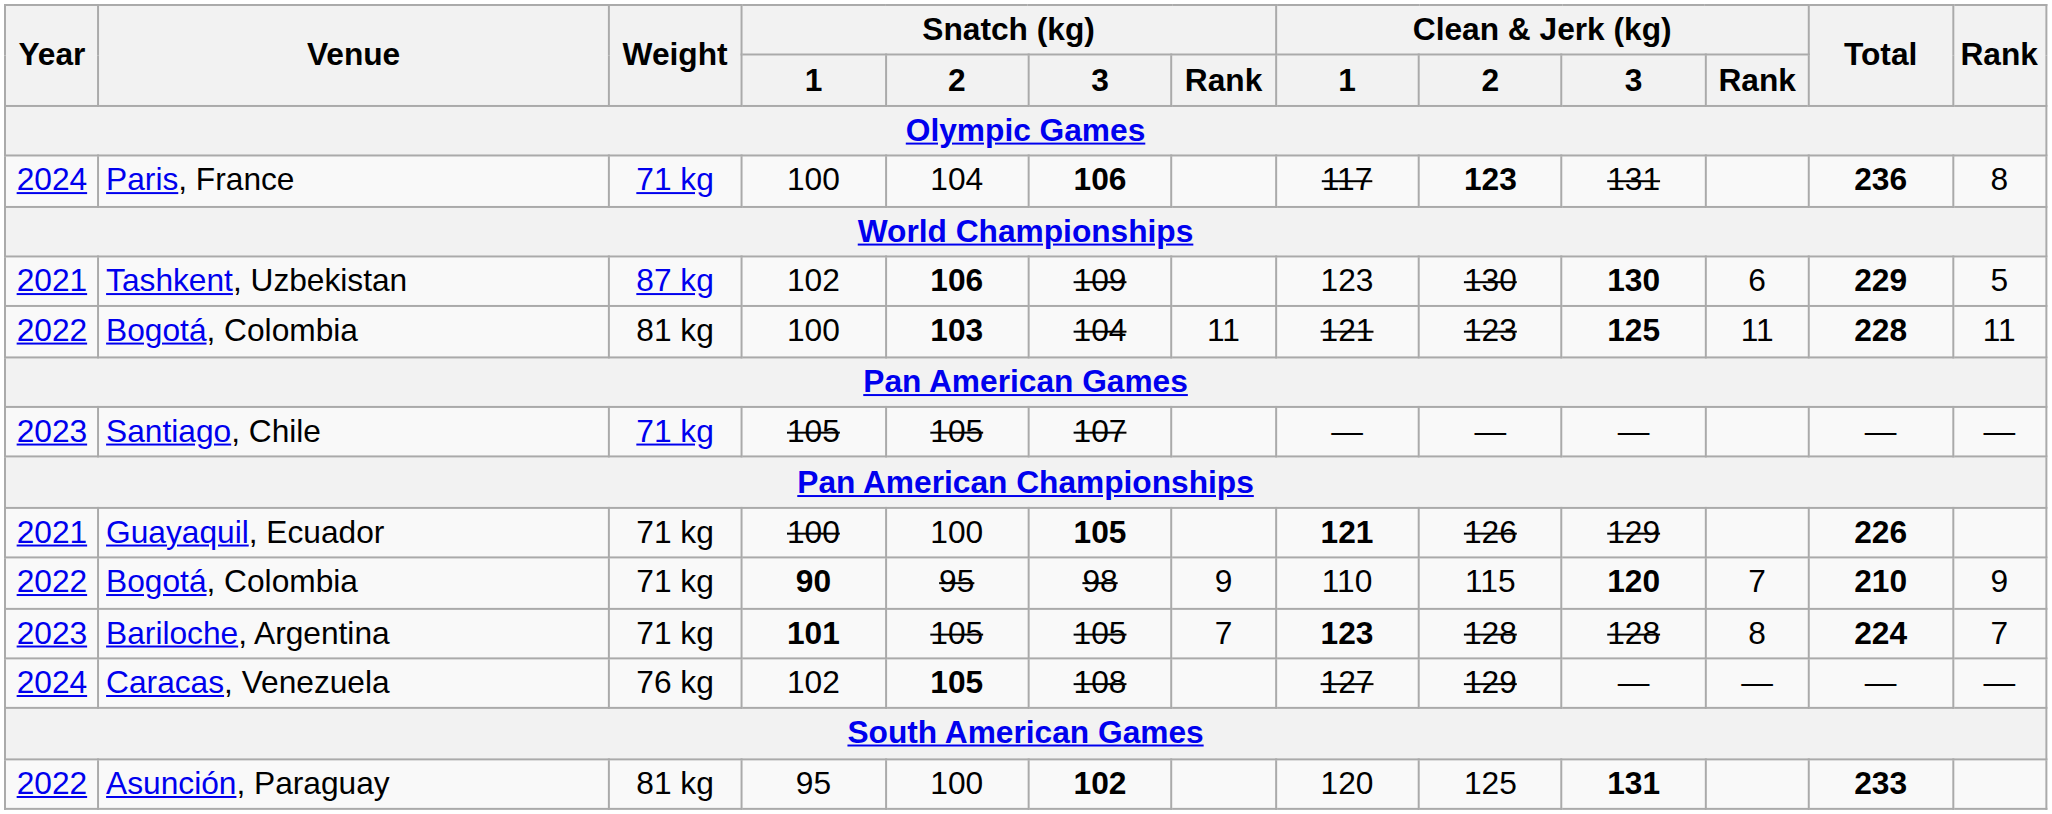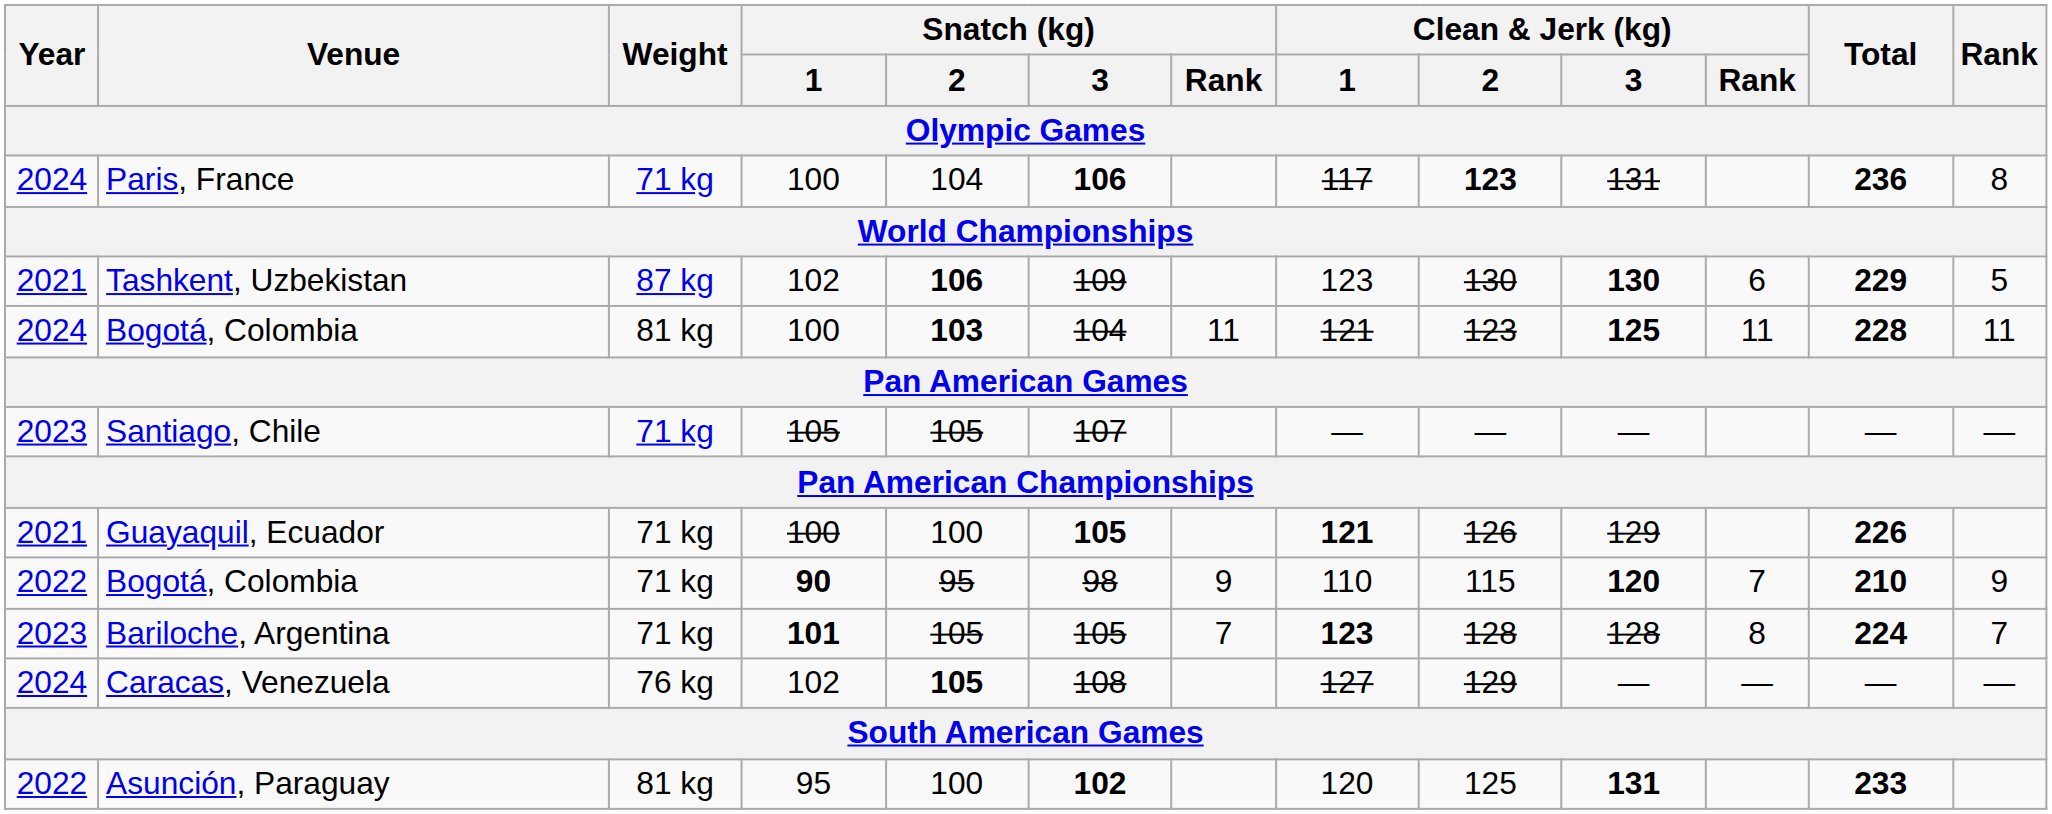(52, 331) 2022 -> (52, 331) 2024
